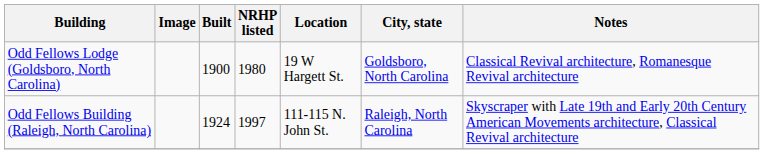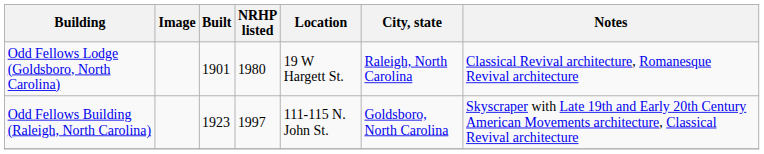(216, 68) 1900 -> (216, 68) 1901
(406, 68) Goldsboro, North Carolina -> (406, 68) Raleigh, North Carolina
(216, 122) 1924 -> (216, 122) 1923
(406, 122) Raleigh, North Carolina -> (406, 122) Goldsboro, North Carolina
